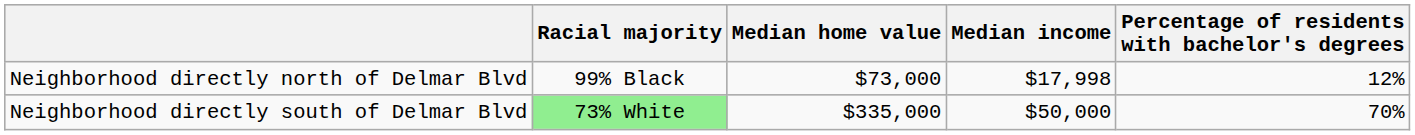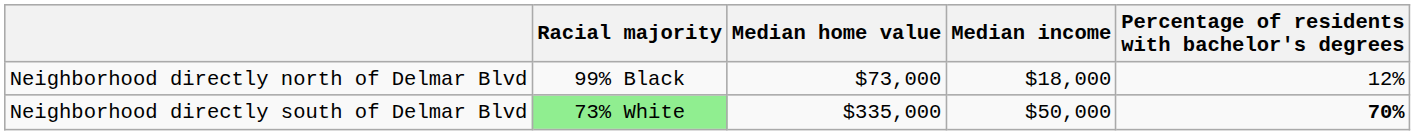(1068, 79) $17,998 -> (1068, 79) $18,000
(1386, 112) normal -> (1386, 112) bold
